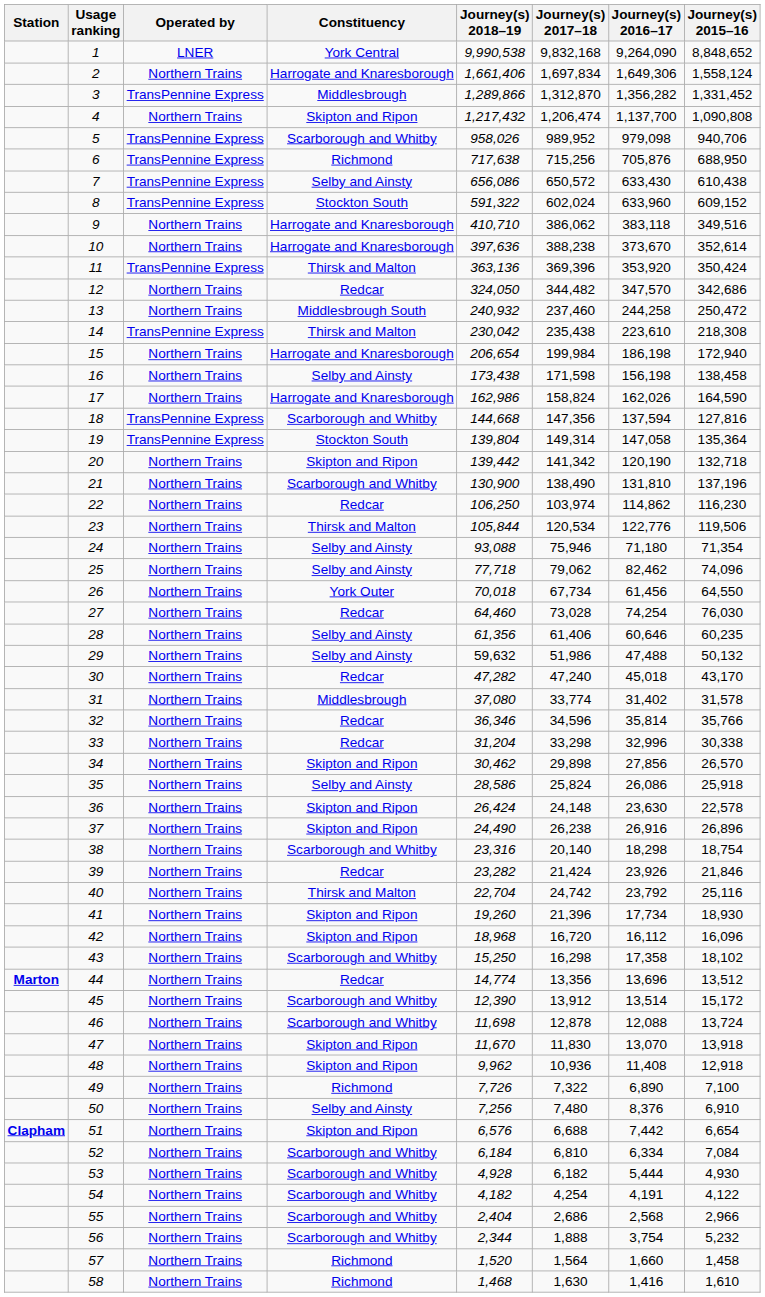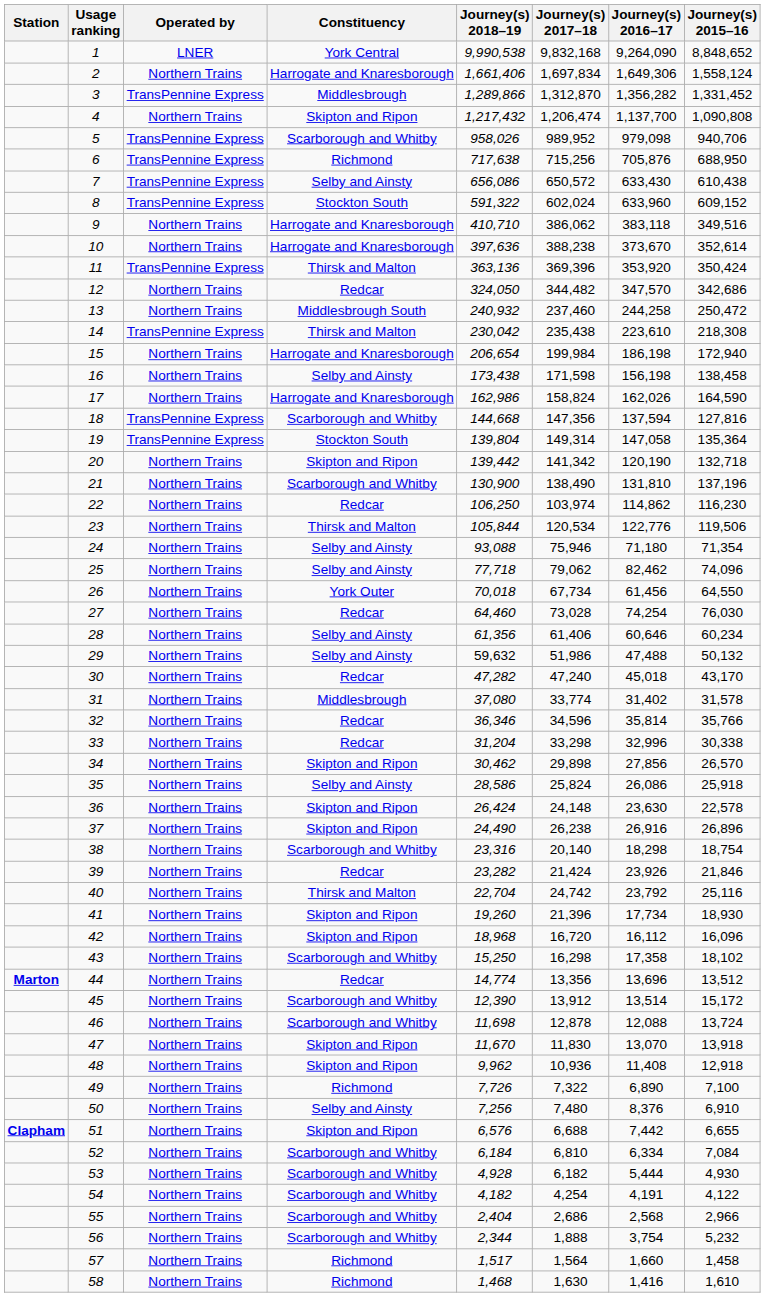(722, 634) 60,235 -> (722, 634) 60,234
(722, 1130) 6,654 -> (722, 1130) 6,655
(495, 1260) 1,520 -> (495, 1260) 1,517
